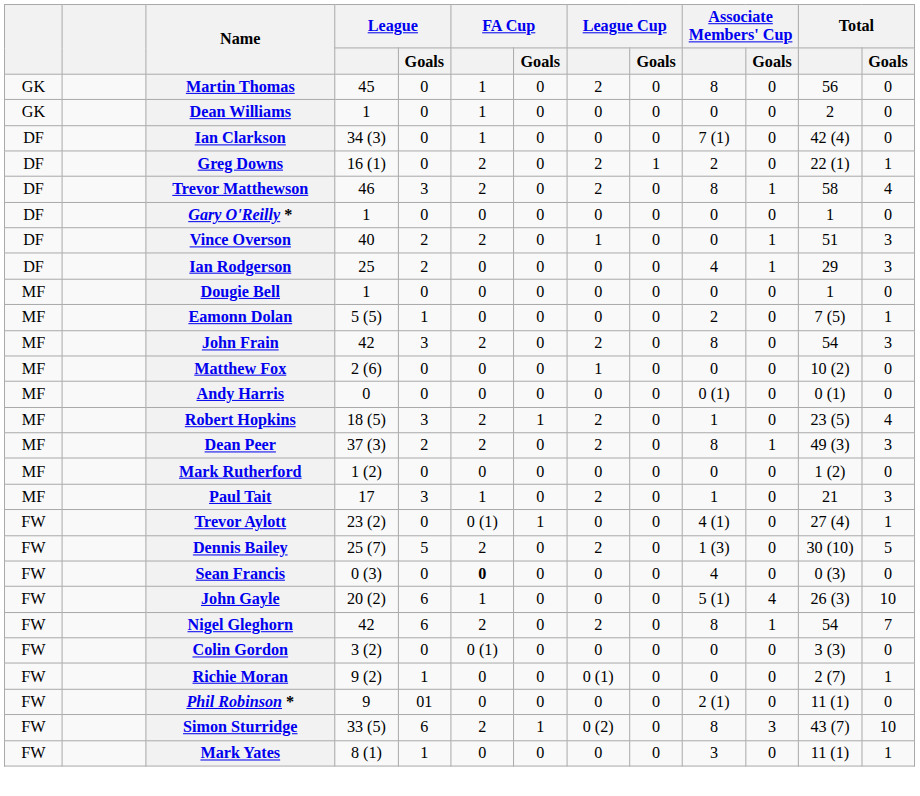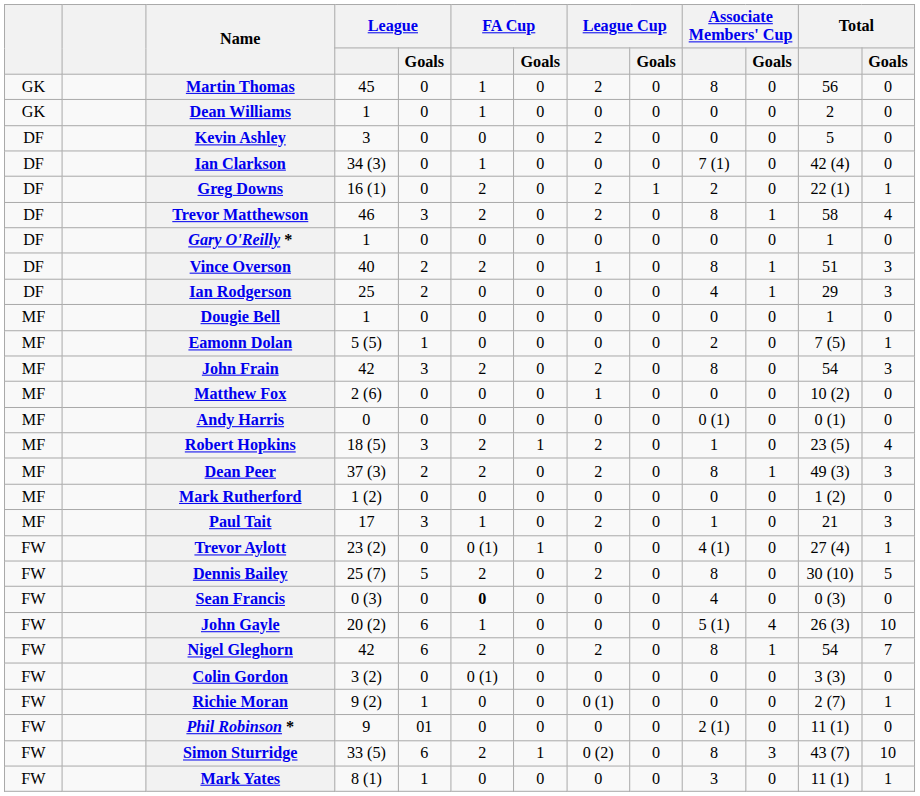+ row: (240, 138)
(714, 240) 0 -> (714, 266) 8
(714, 548) 1 (3) -> (714, 573) 8
